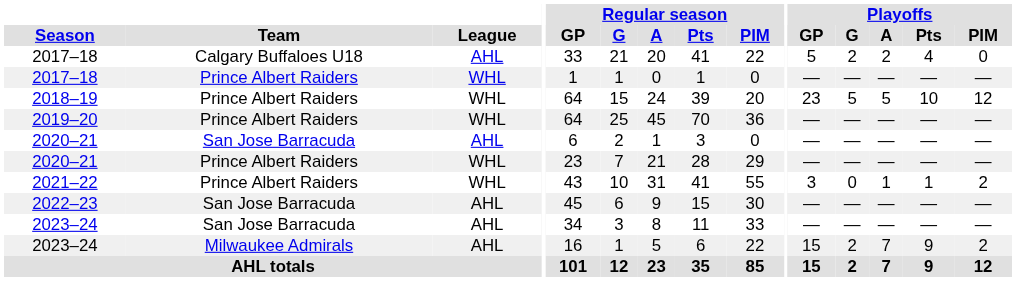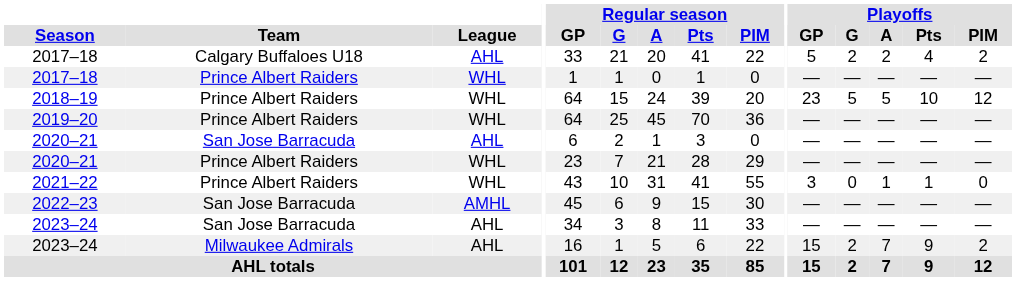(983, 56) 0 -> (983, 56) 2
(983, 182) 2 -> (983, 182) 0
(487, 203) AHL -> (487, 203) AMHL
